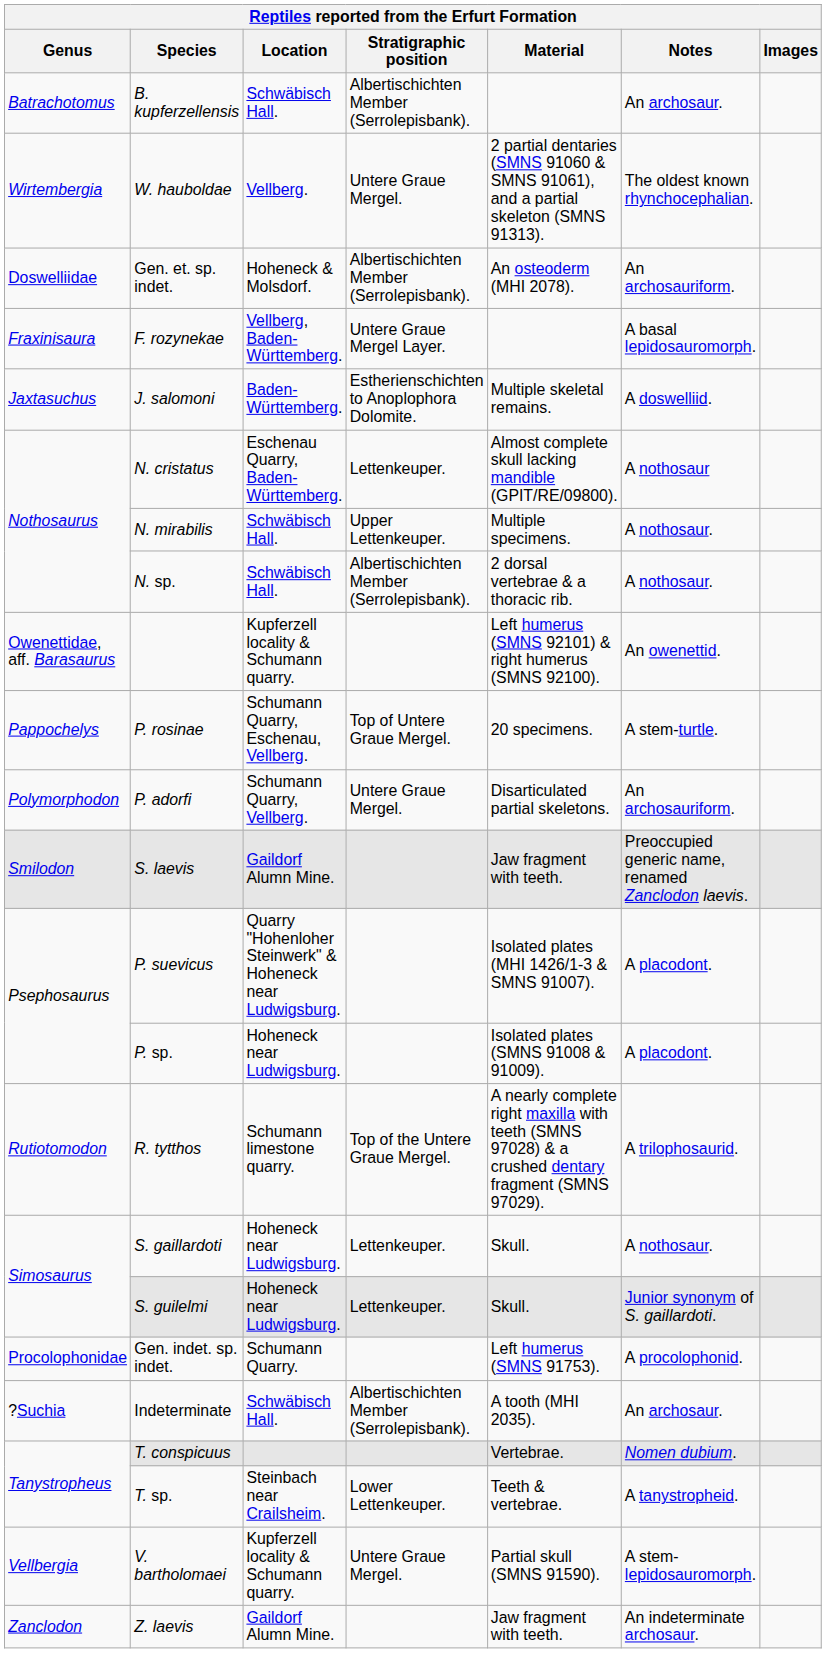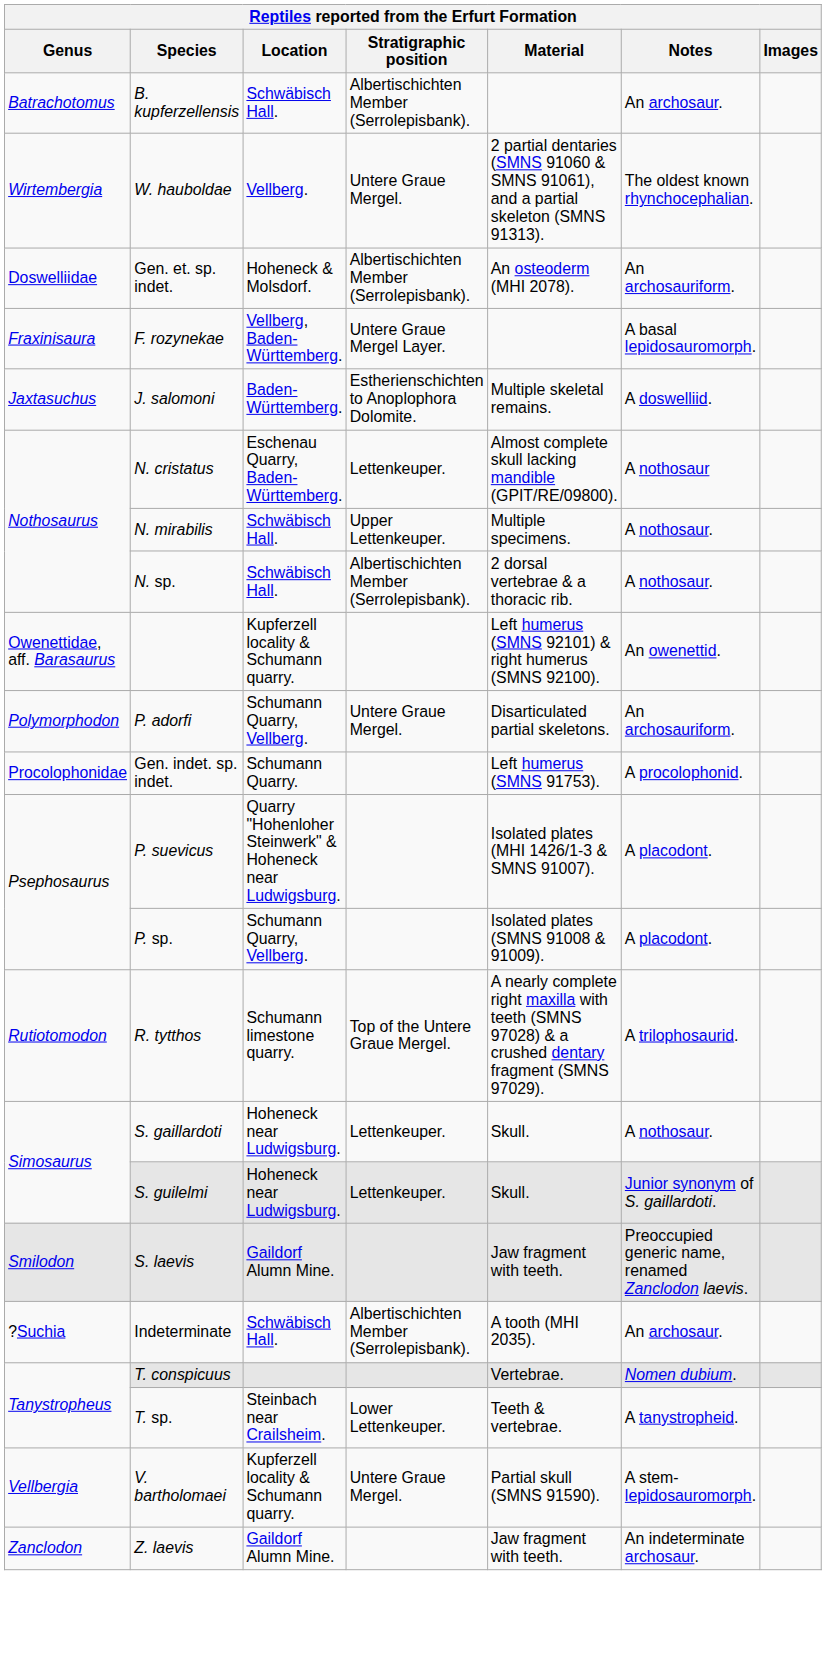- row: (169, 729)
rows swapped: (186, 1358) <-> (164, 869)
(294, 1053) Hoheneck near Ludwigsburg. -> (284, 938) Schumann Quarry, Vellberg.
